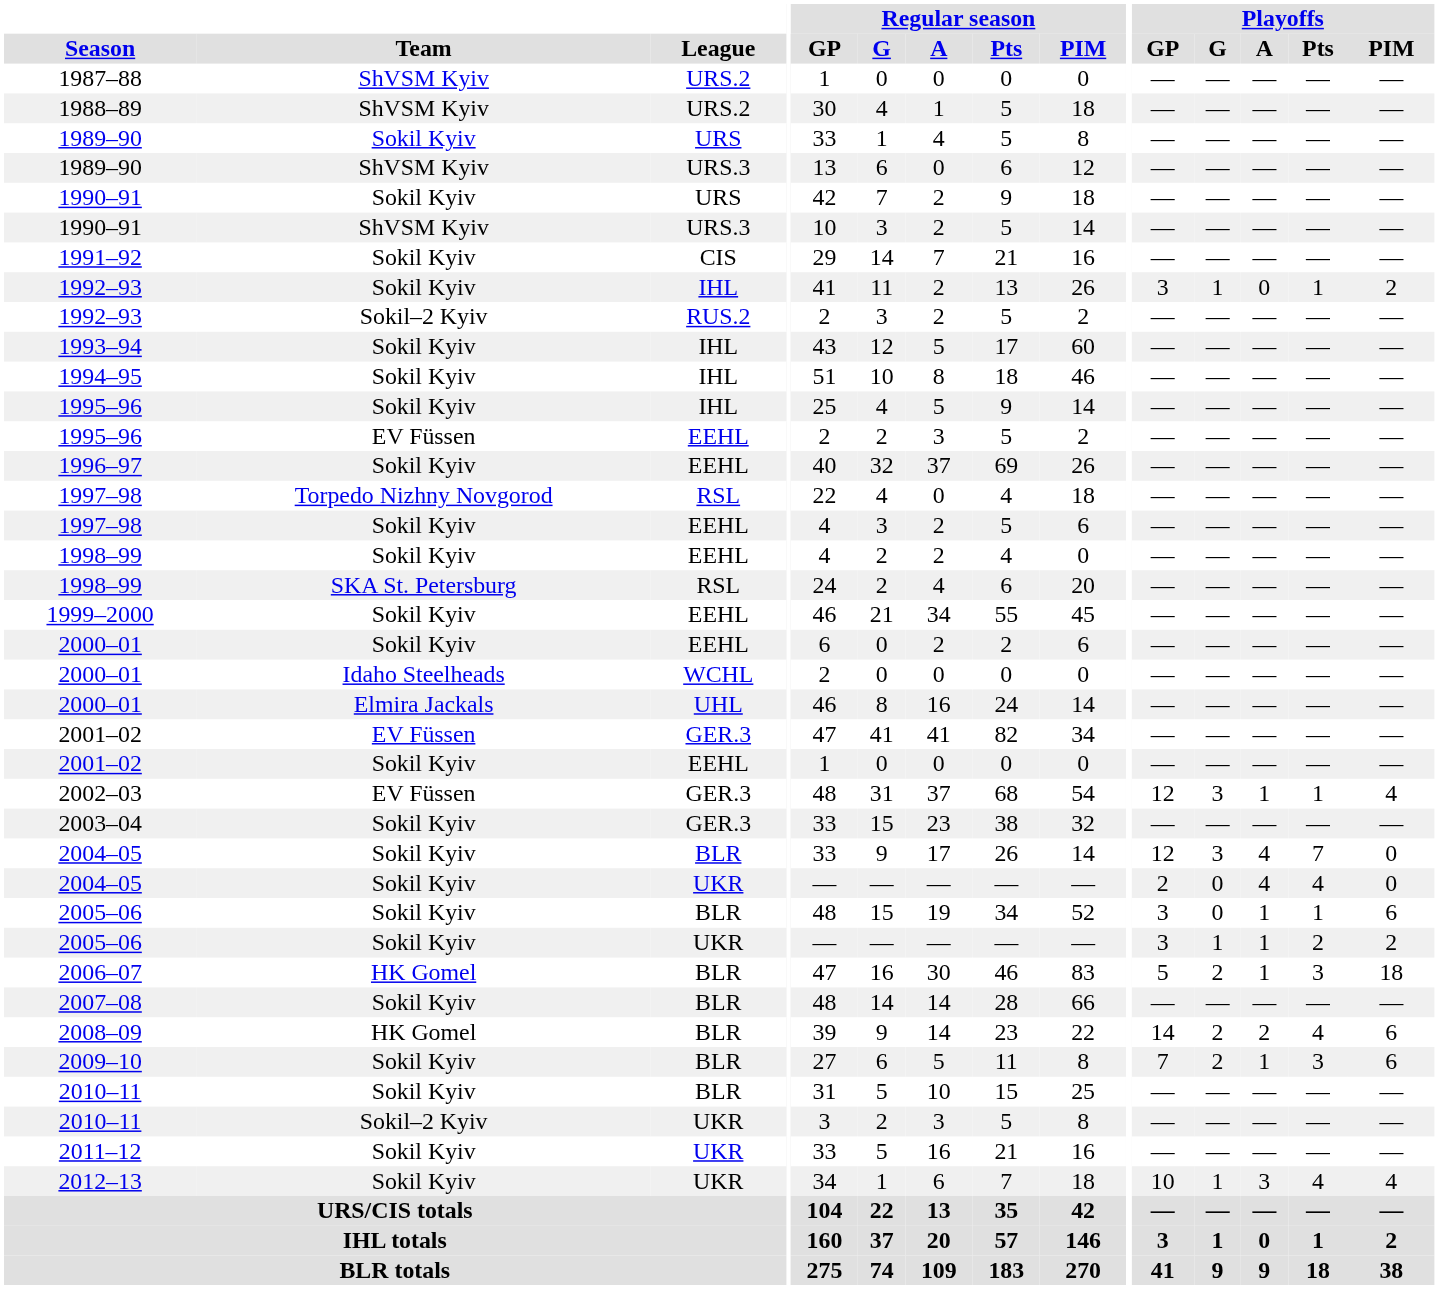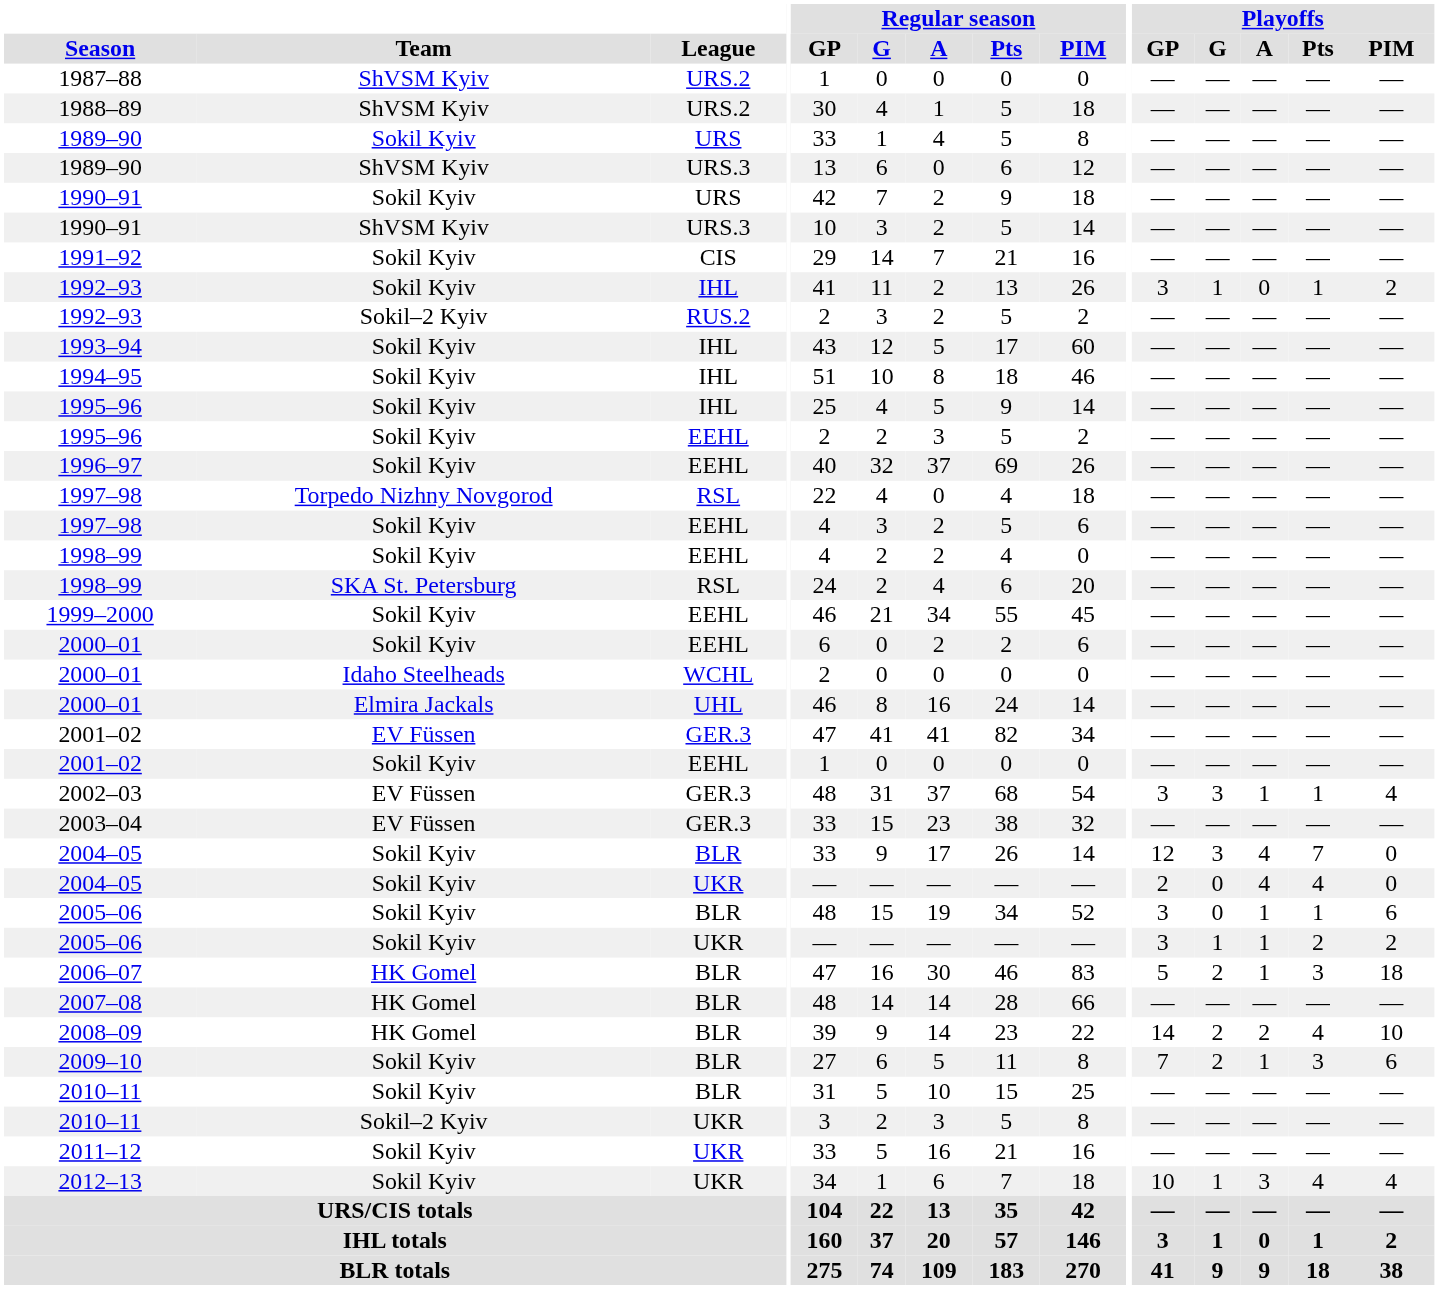(424, 435) EV Füssen -> (424, 435) Sokil Kyiv
(1163, 793) 12 -> (1163, 793) 3
(424, 823) Sokil Kyiv -> (424, 823) EV Füssen
(424, 1002) Sokil Kyiv -> (424, 1002) HK Gomel
(1391, 1031) 6 -> (1391, 1031) 10
